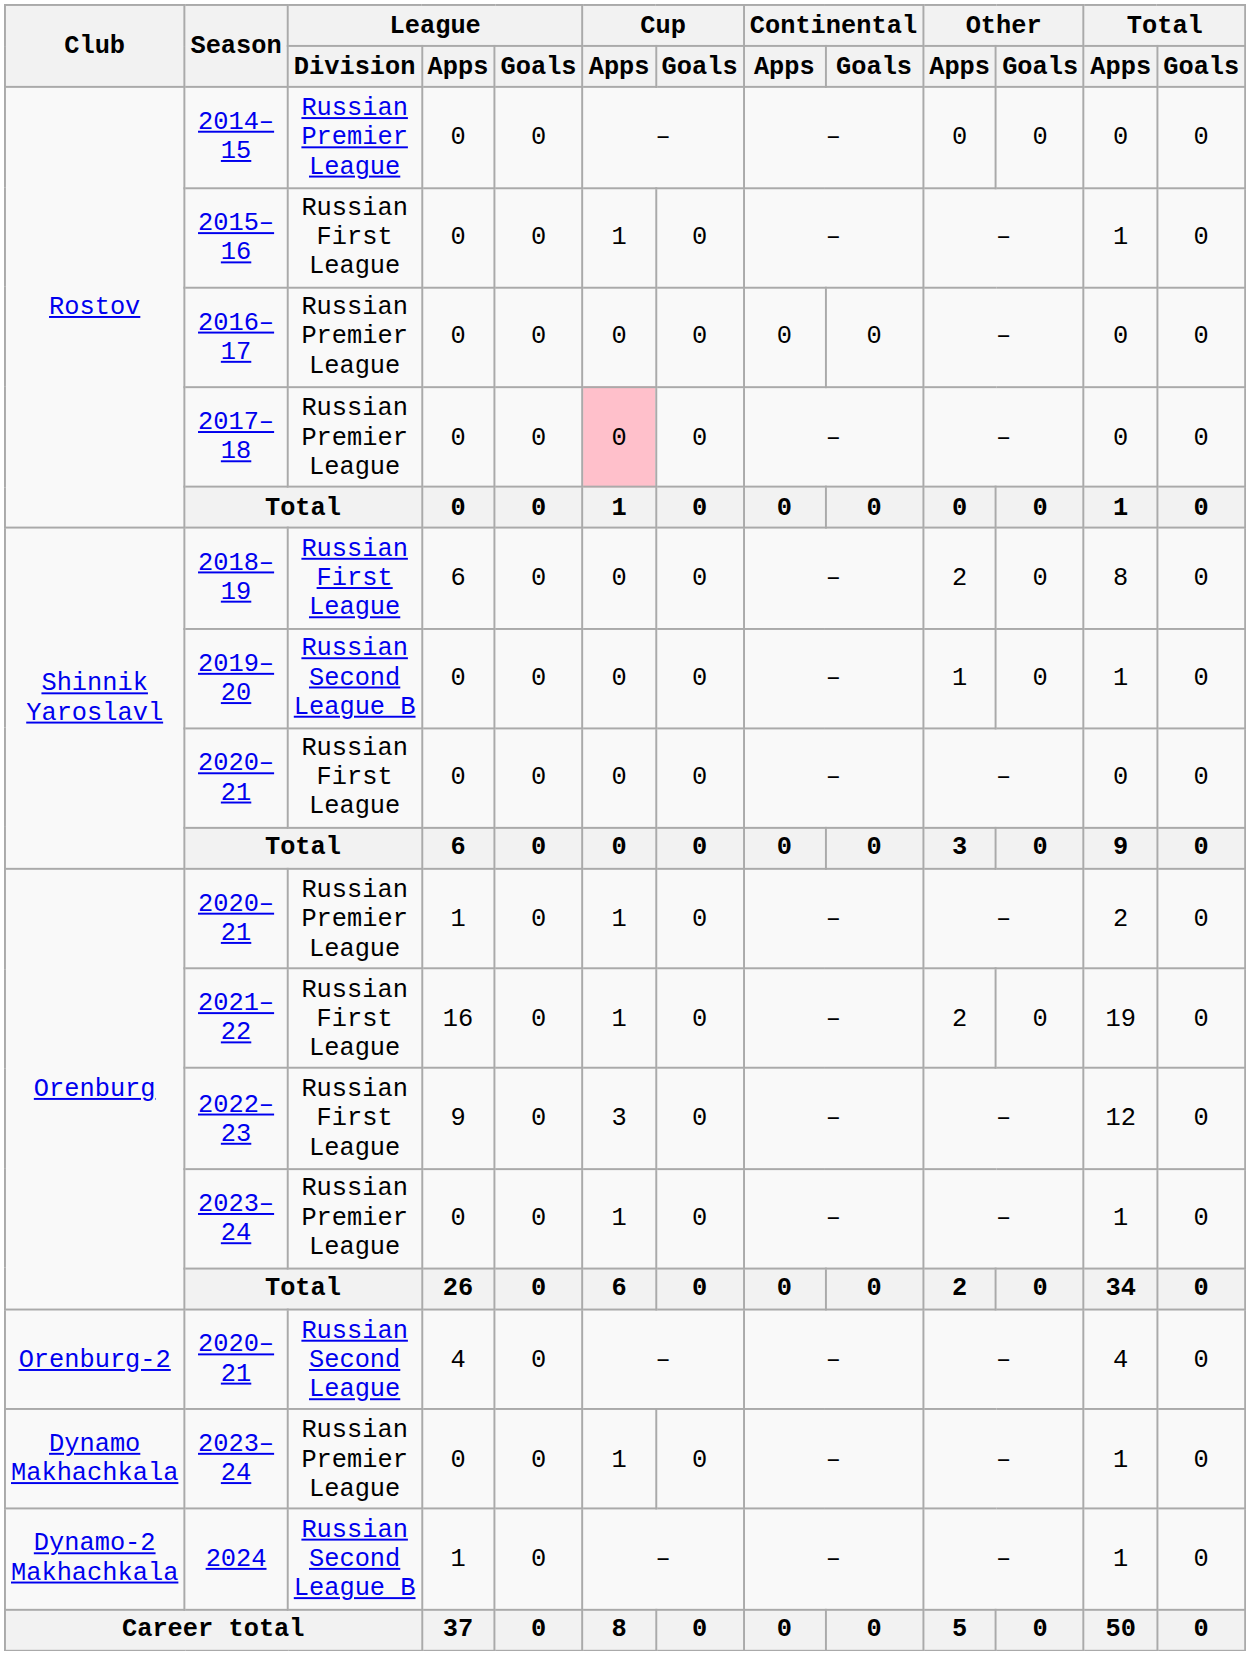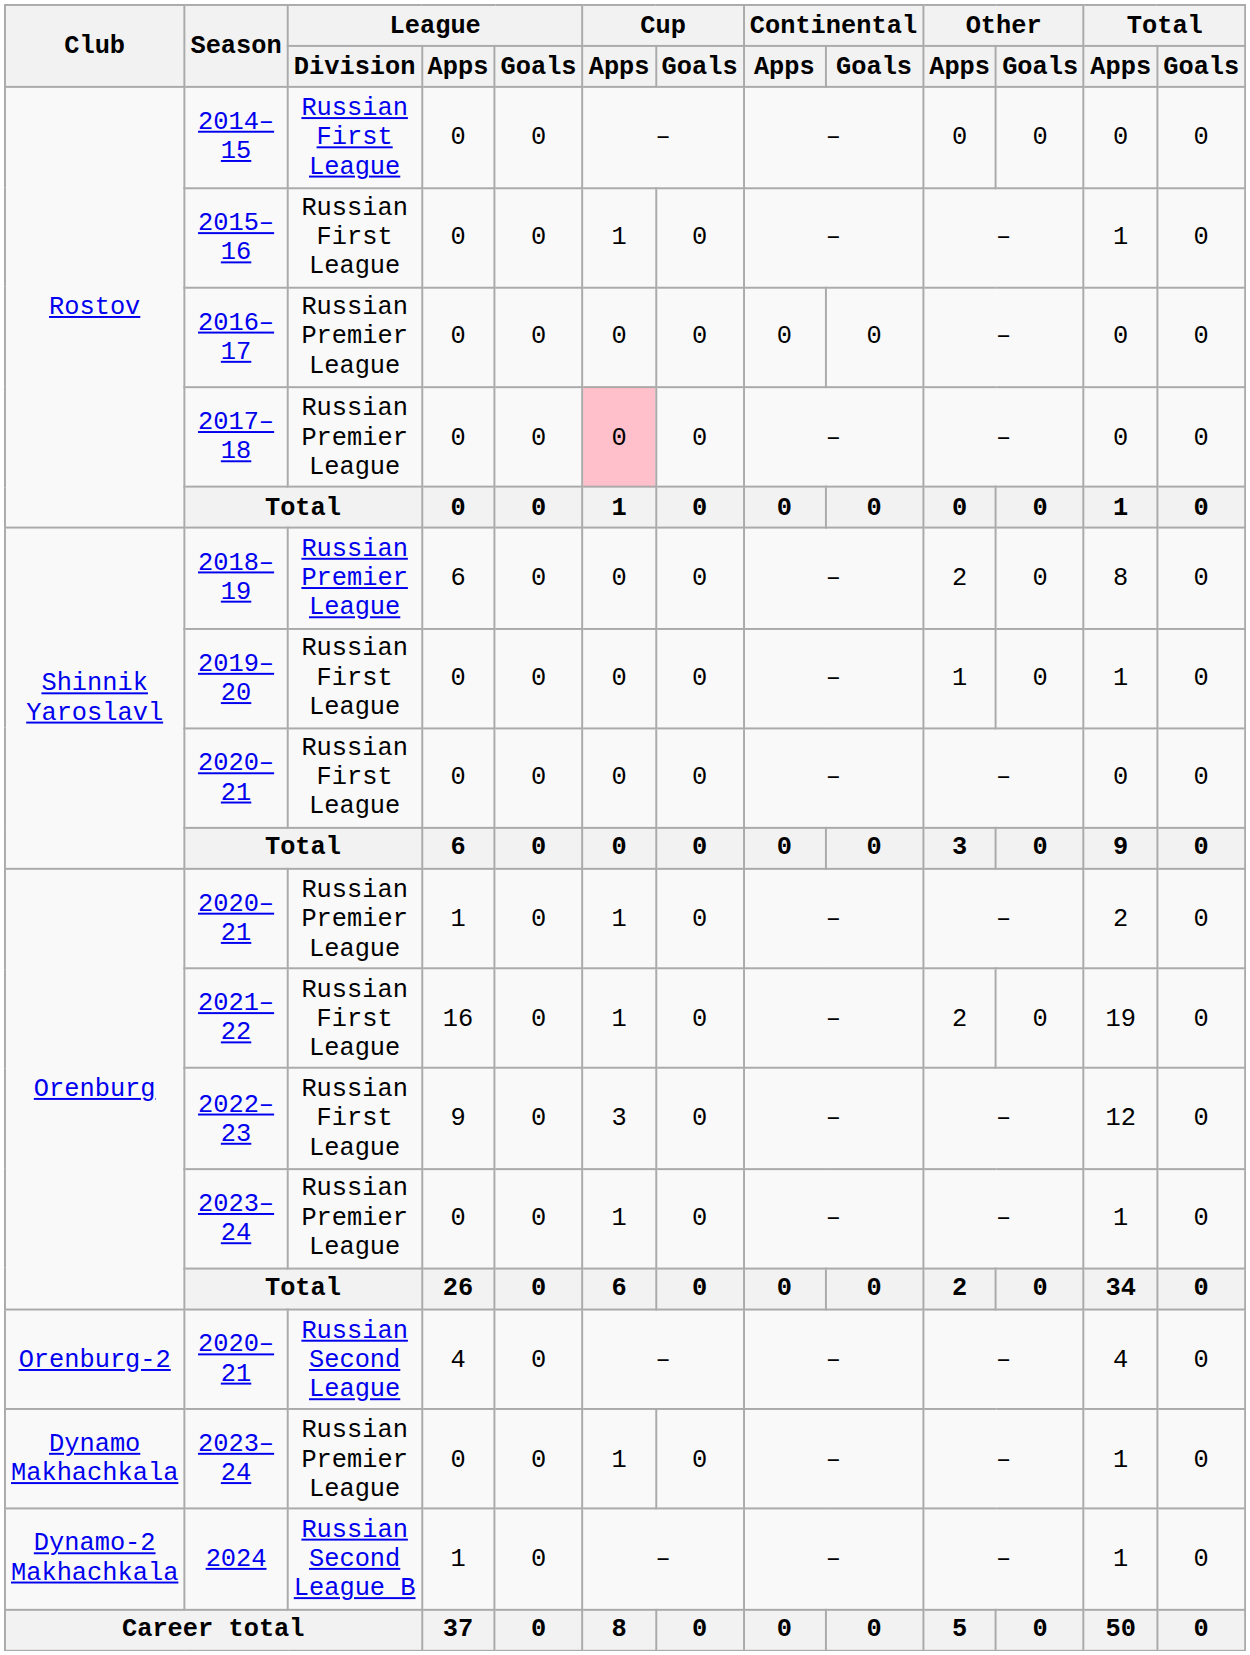(355, 138) Russian Premier League -> (355, 138) Russian First League
(355, 578) Russian First League -> (355, 578) Russian Premier League
(355, 678) Russian Second League B -> (355, 678) Russian First League
